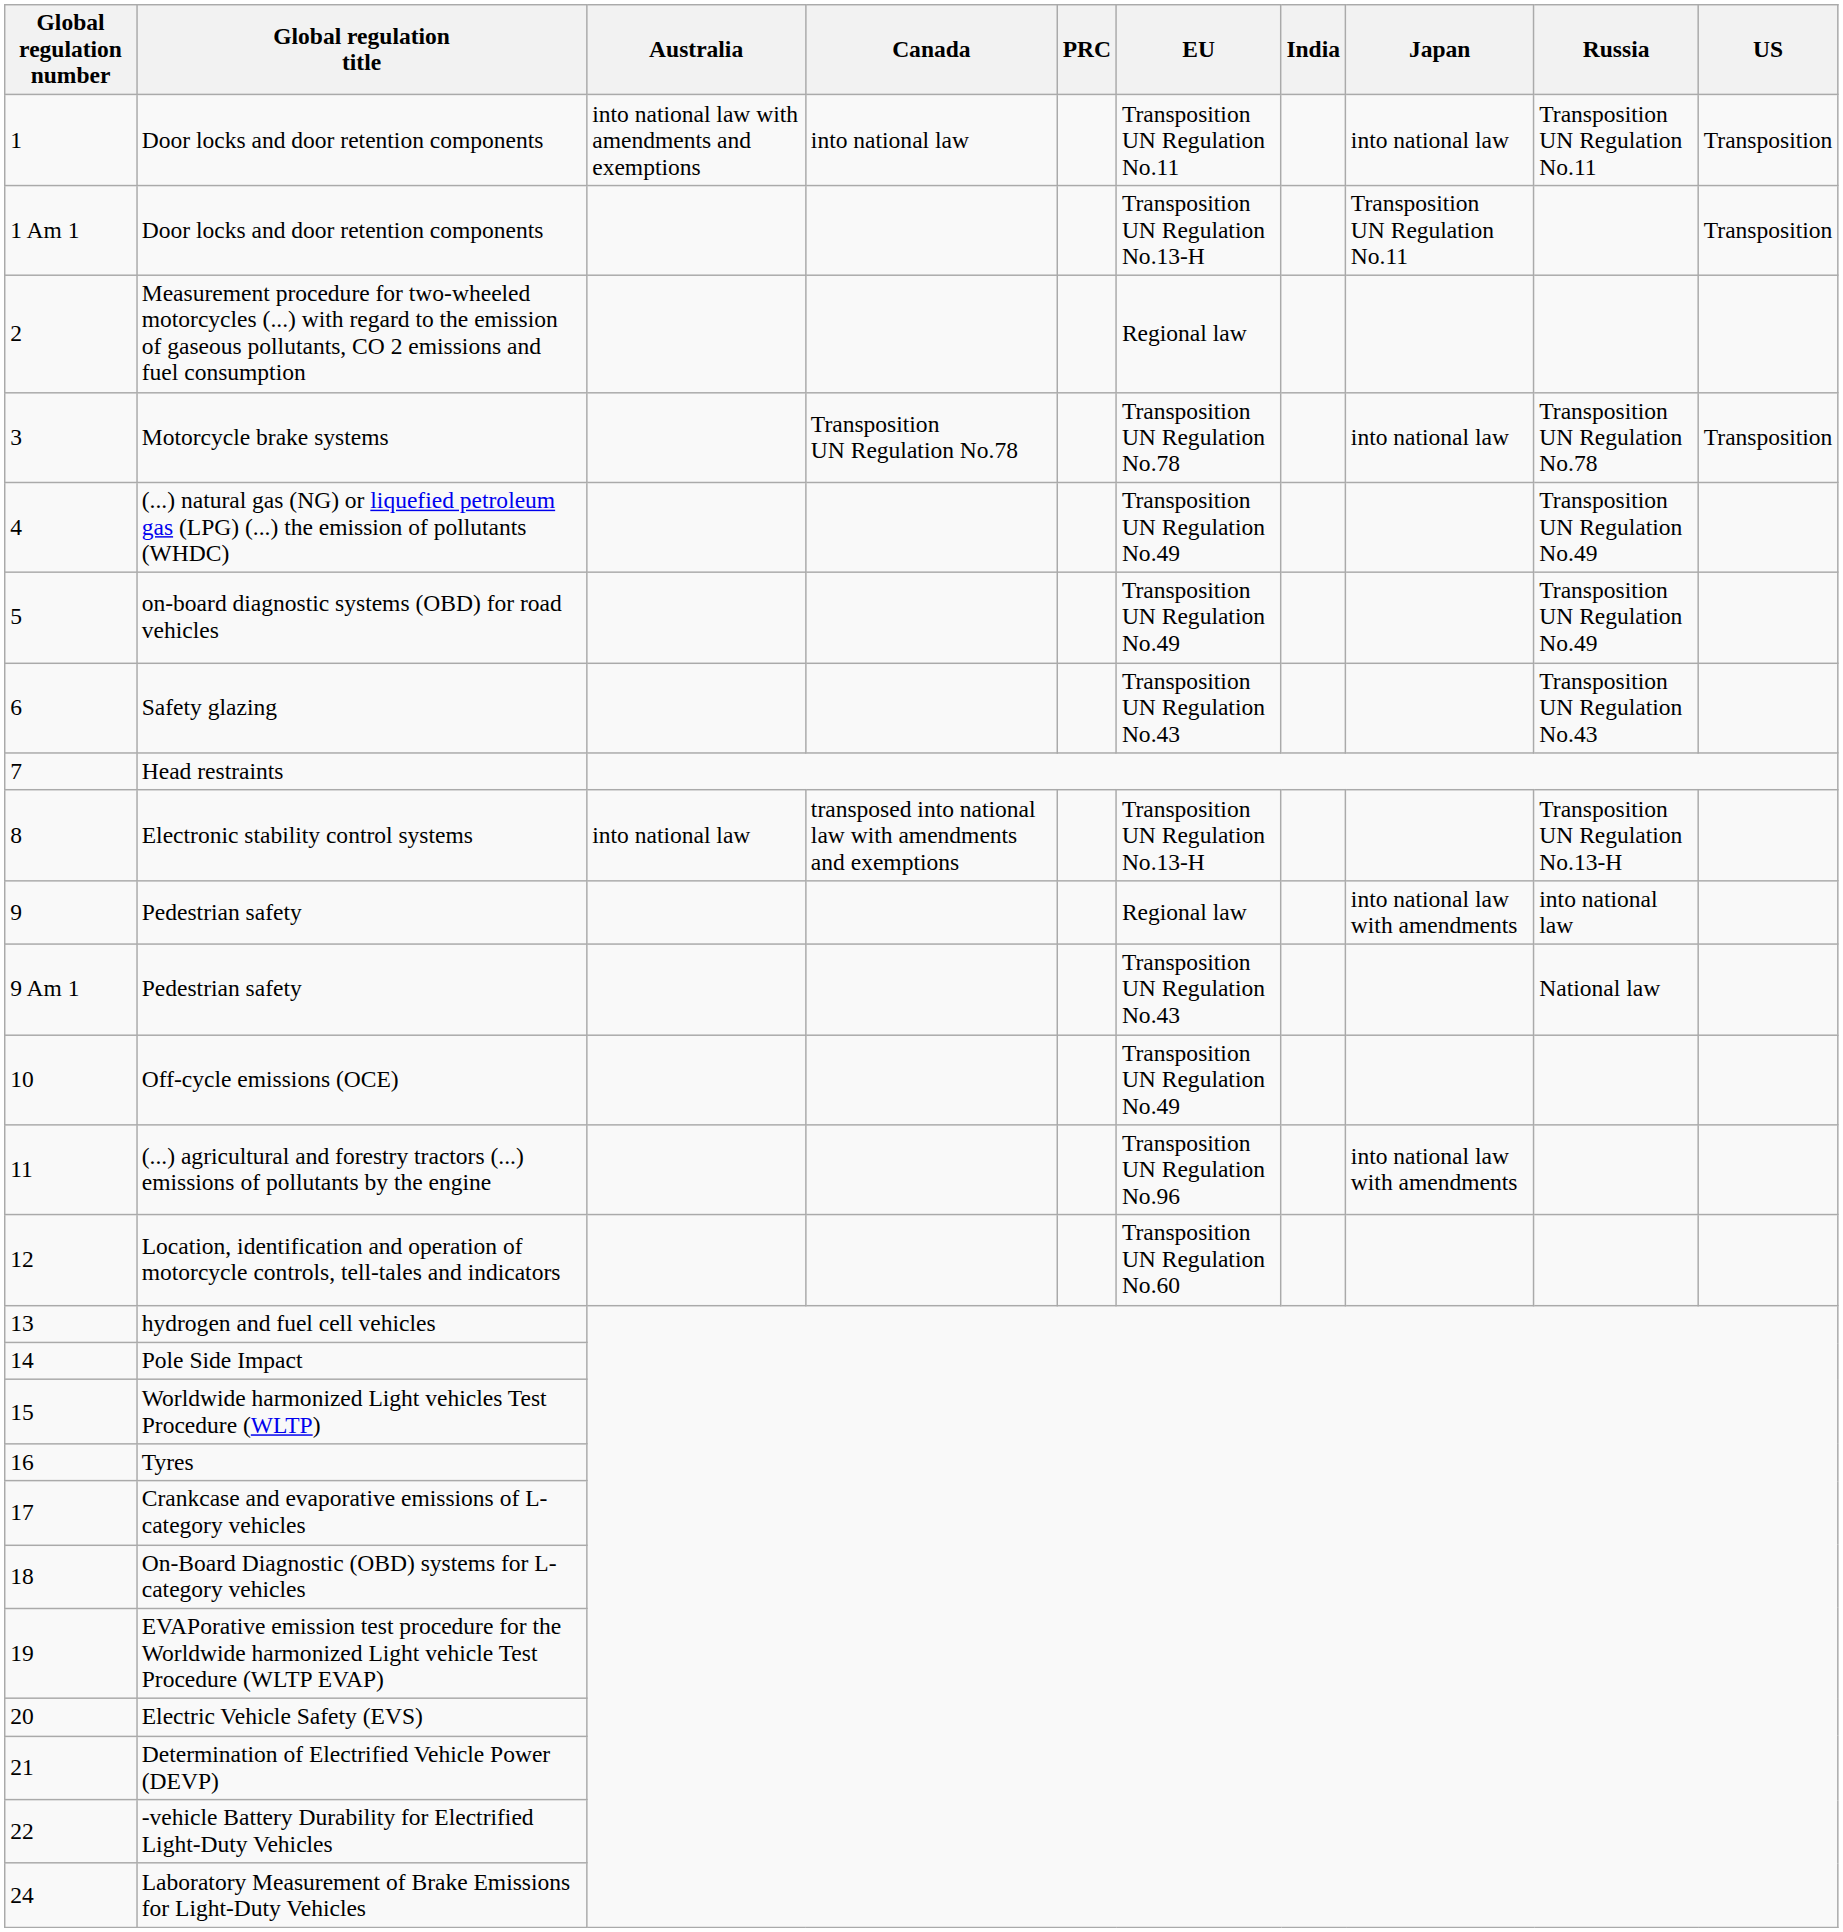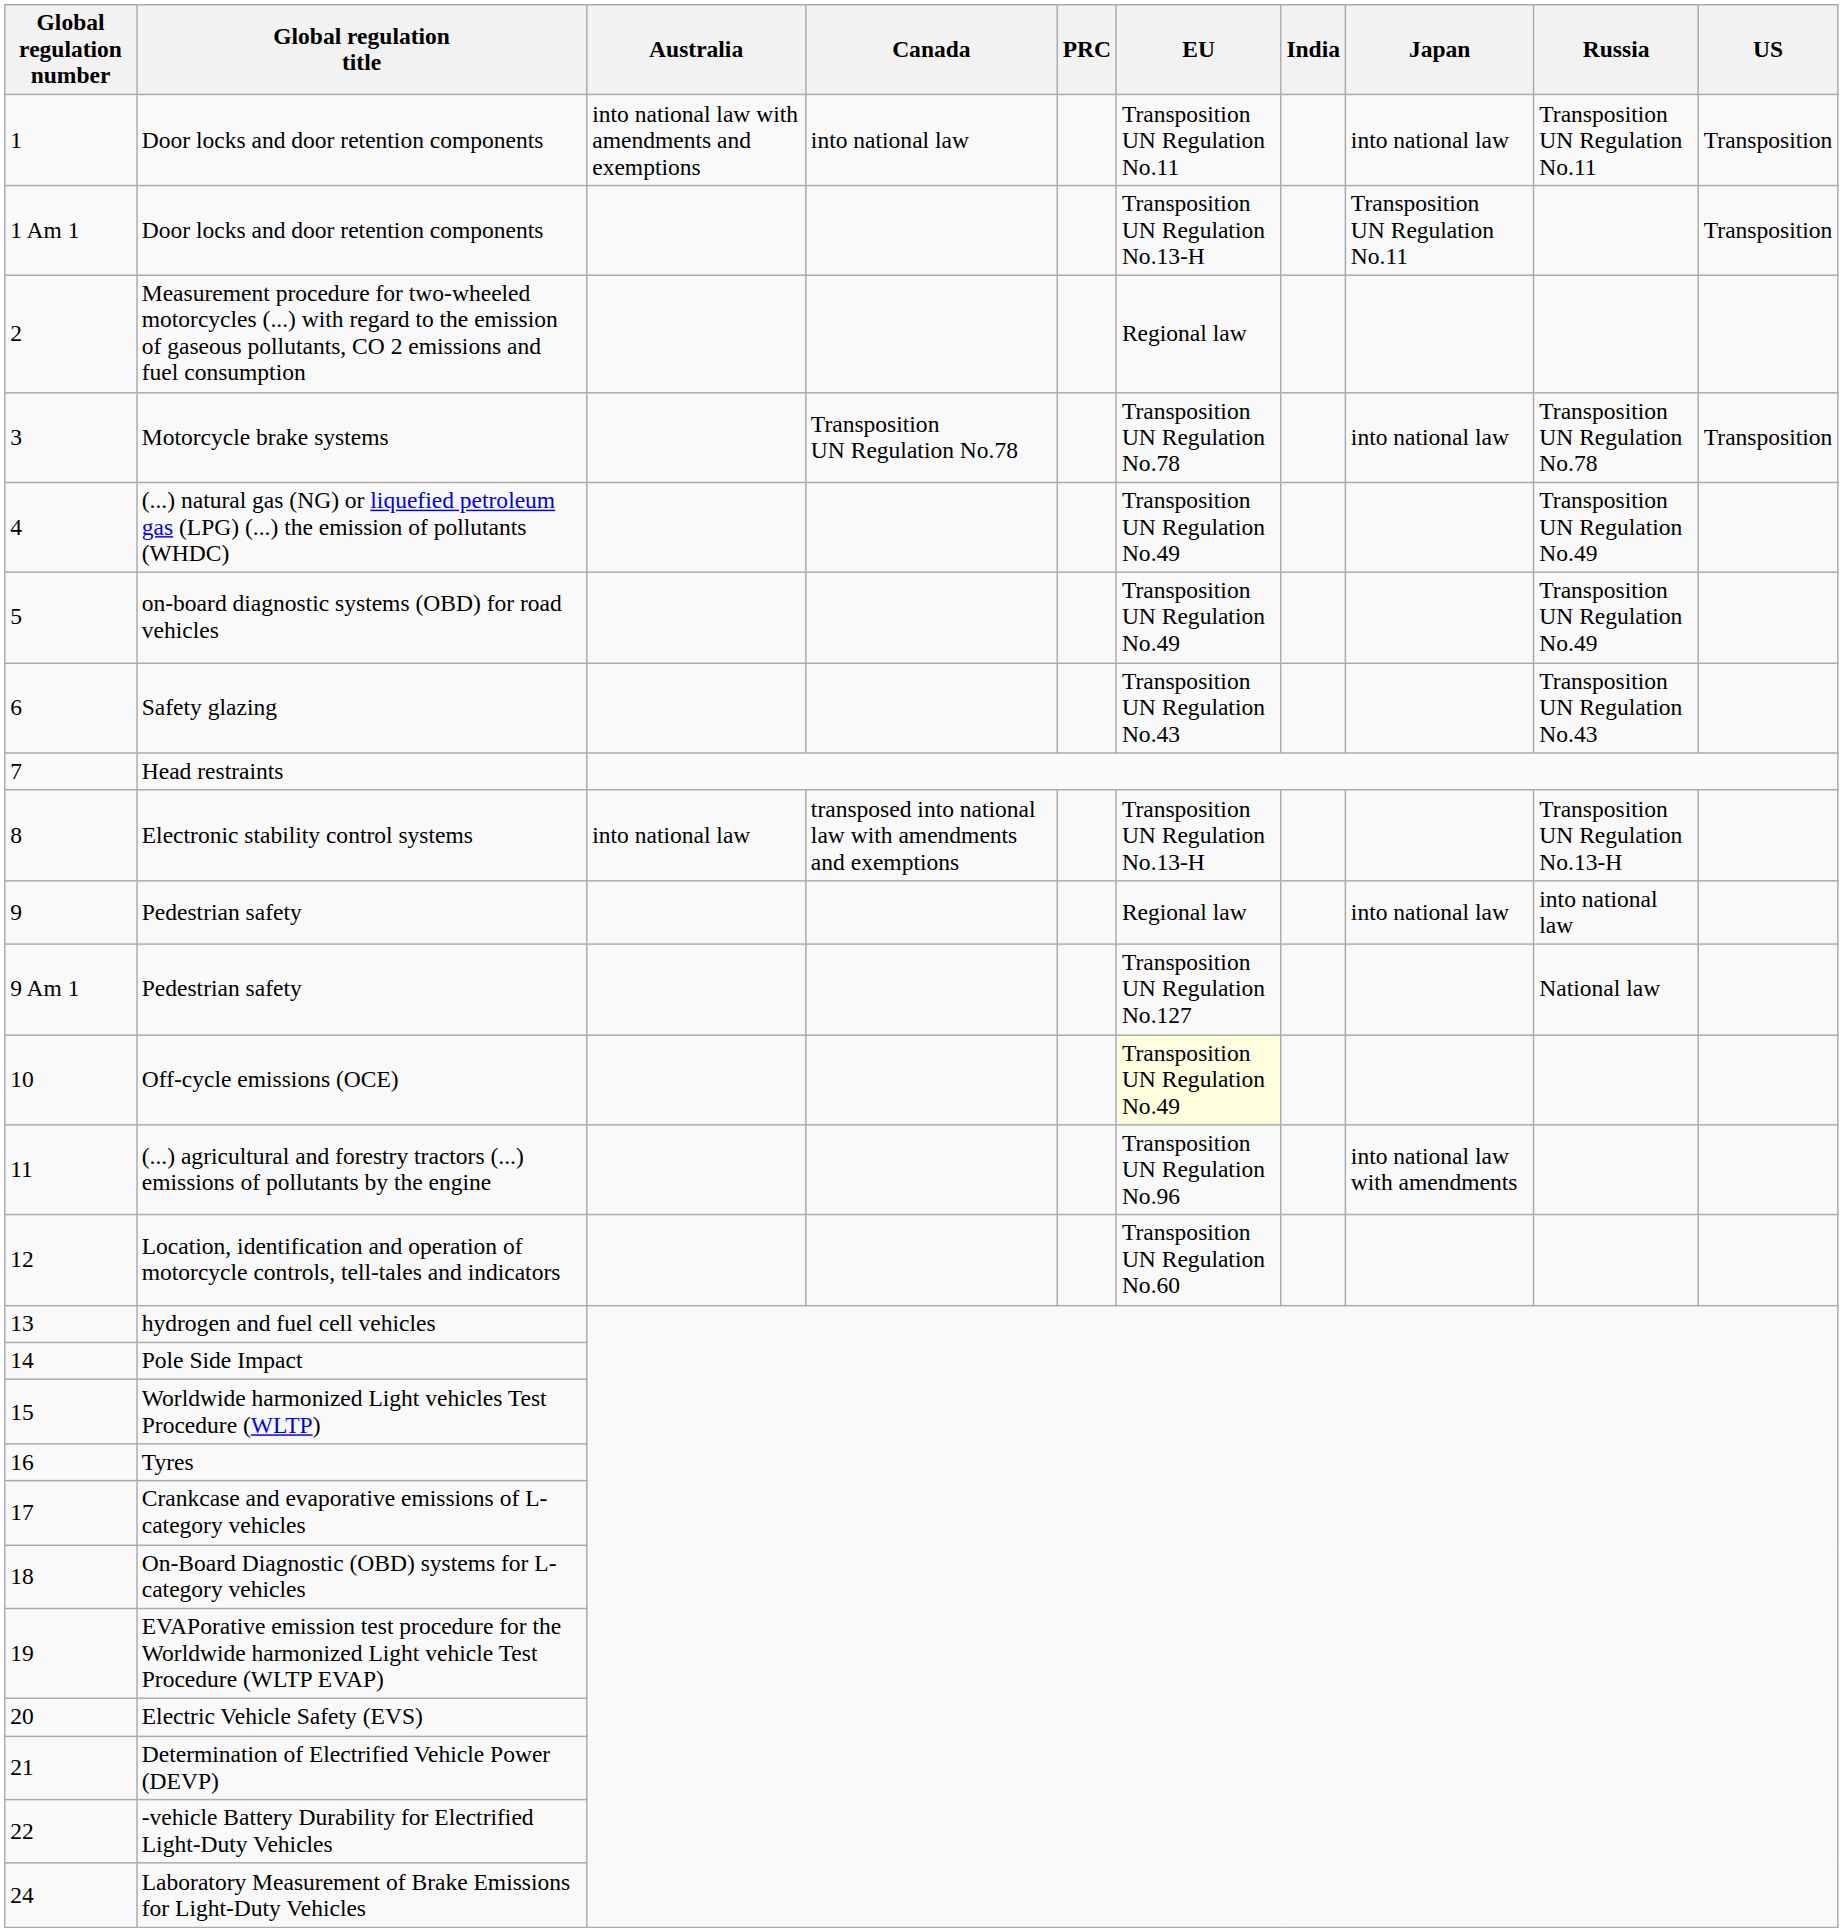(1434, 912) into national law with amendments -> (1430, 912) into national law
(1193, 989) Transposition UN Regulation No.43 -> (1193, 989) Transposition UN Regulation No.127
(1193, 1079) no background -> (1193, 1079) lightyellow background
